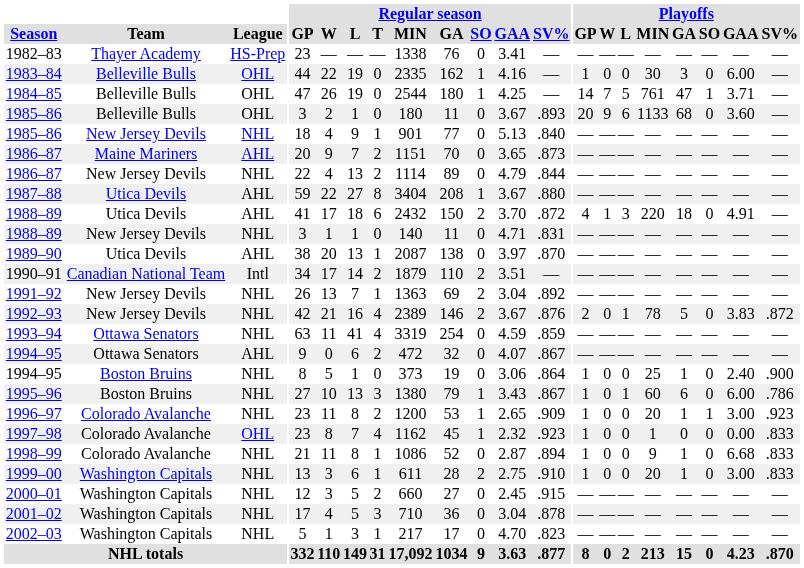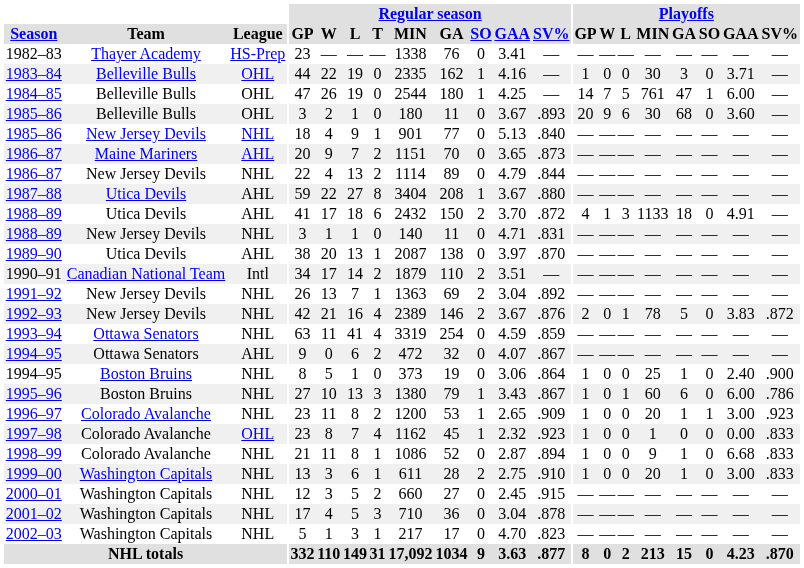(741, 74) 6.00 -> (741, 74) 3.71
(741, 94) 3.71 -> (741, 94) 6.00
(653, 114) 1133 -> (653, 114) 30
(653, 214) 220 -> (653, 214) 1133
